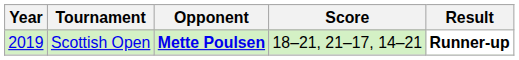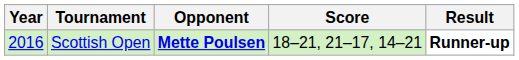(26, 42) 2019 -> (26, 42) 2016
